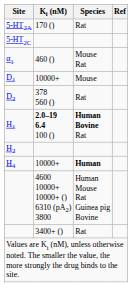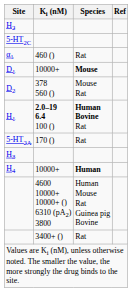rows swapped: (19, 26) <-> (11, 149)
(86, 59) Mouse Rat -> (81, 55) Rat
(86, 78) normal -> (86, 69) bold
(81, 97) Rat -> (86, 88) Mouse Rat
+ row: (11, 155)
